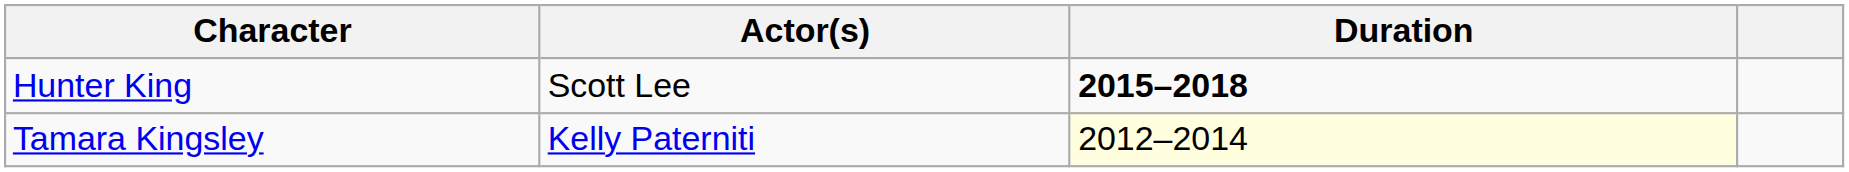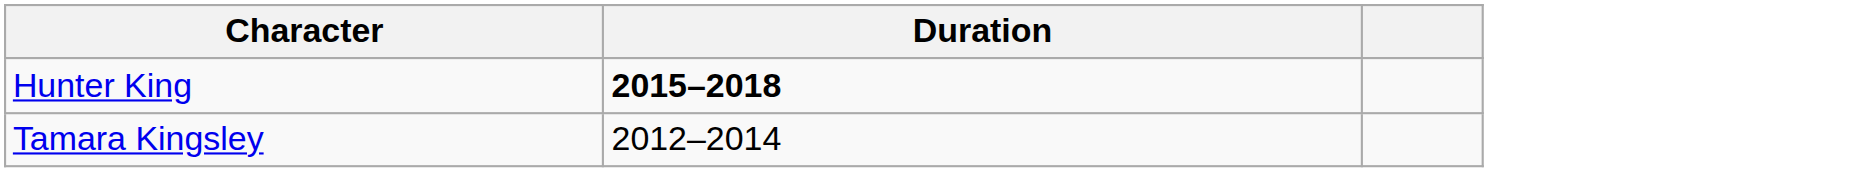- column: (805, 31)
(1163, 138) lightyellow background -> (696, 138) no background
